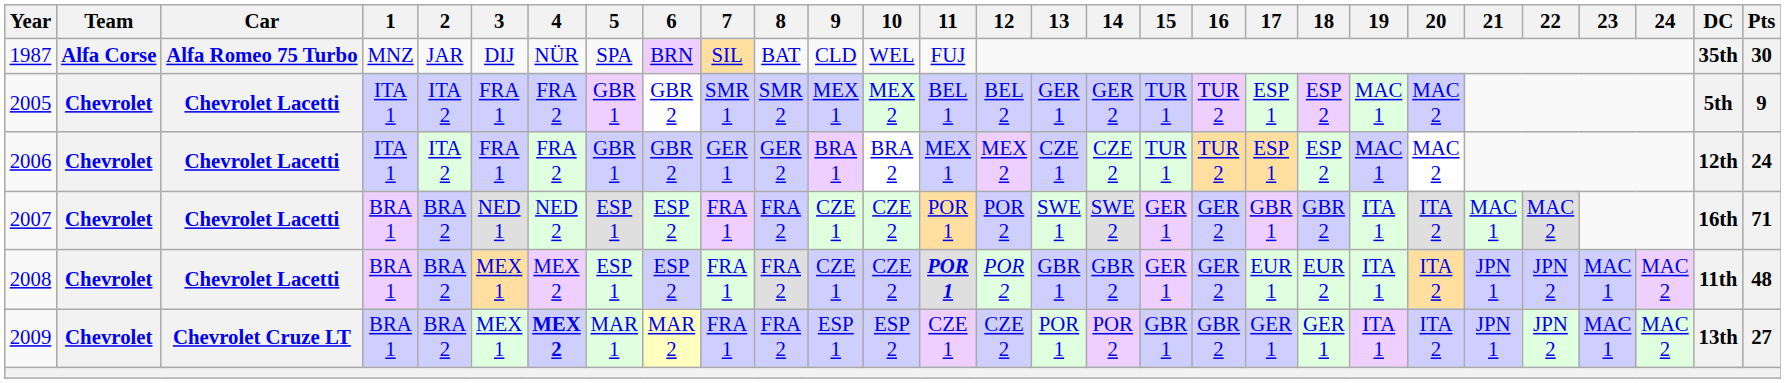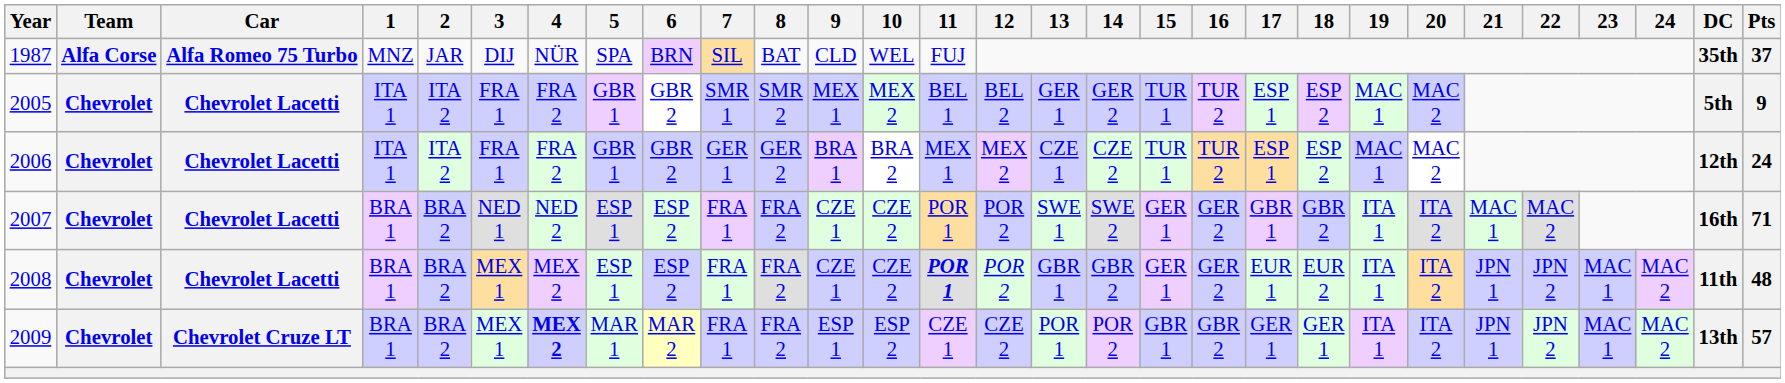(1762, 55) 30 -> (1762, 55) 37
(1762, 337) 27 -> (1762, 337) 57
